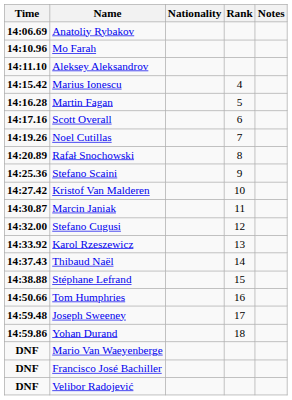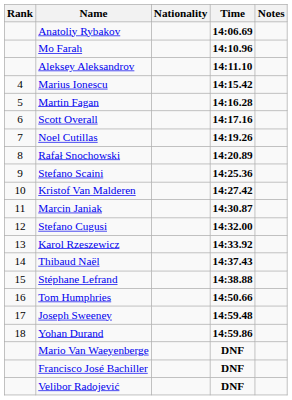columns swapped: (240, 13) <-> (27, 13)
